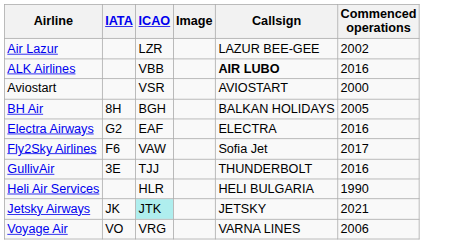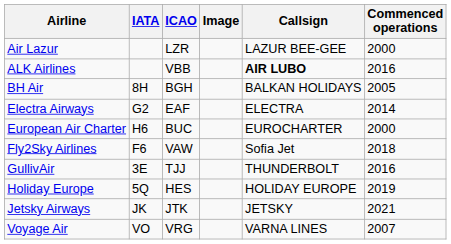(355, 48) 2002 -> (381, 48) 2000
- row: (32, 88)
(355, 128) 2016 -> (381, 108) 2014
+ row: (67, 128)
(355, 149) 2017 -> (381, 149) 2018
- row: (53, 189)
+ row: (51, 189)
(150, 209) paleturquoise background -> (177, 209) no background
(355, 229) 2006 -> (381, 229) 2007
